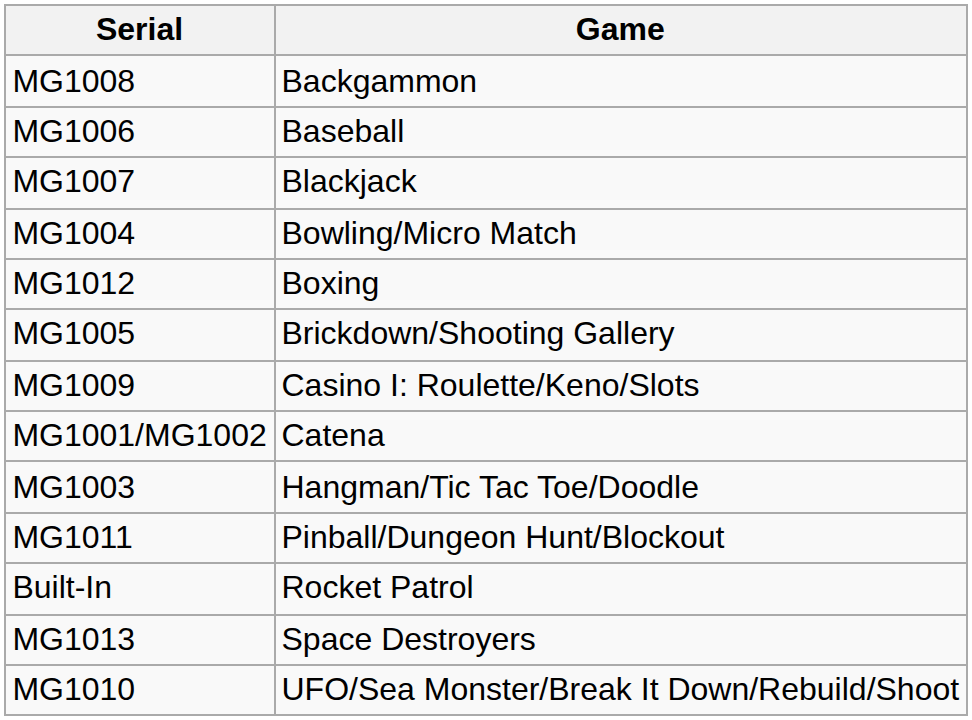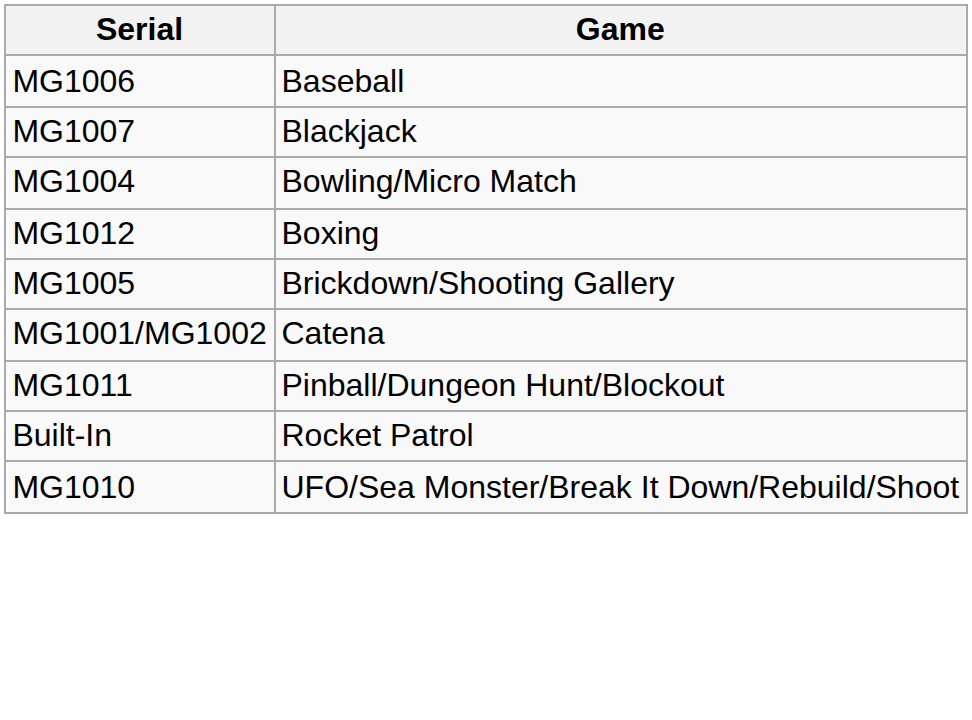- row: (74, 80)
- row: (74, 385)
- row: (74, 486)
- row: (74, 638)
